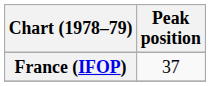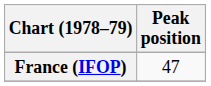(171, 66) 37 -> (171, 66) 47
